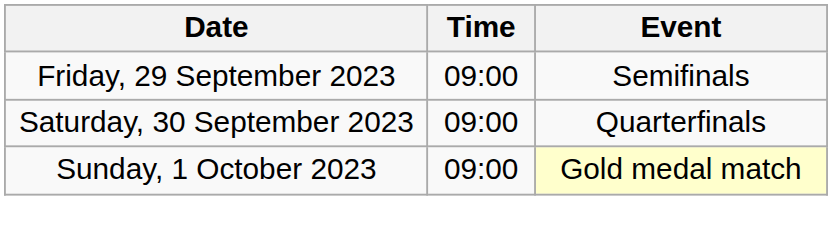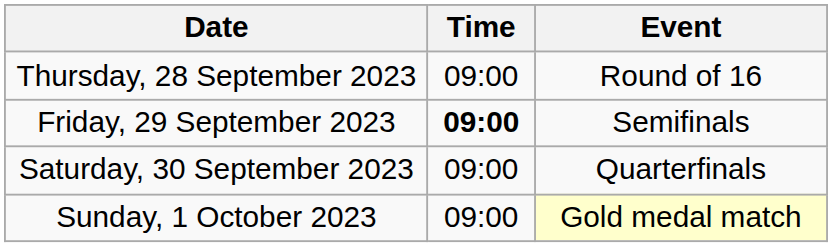+ row: (216, 75)
(481, 75) normal -> (481, 122) bold
